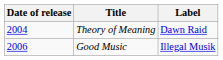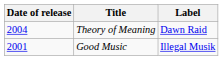(17, 47) 2006 -> (17, 47) 2001
